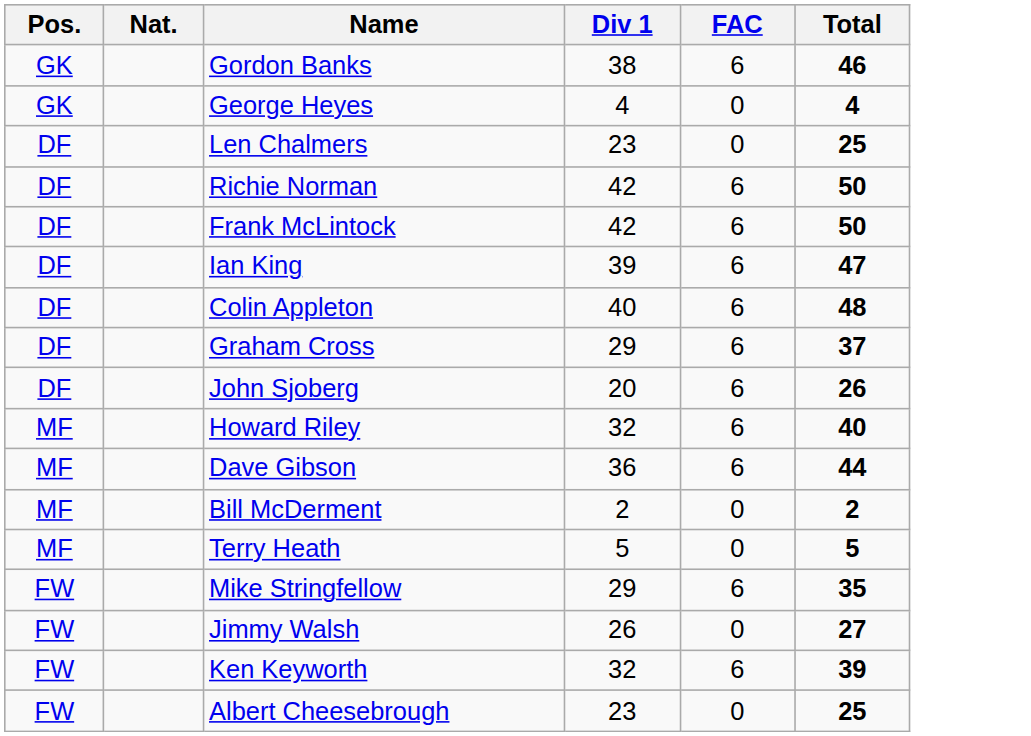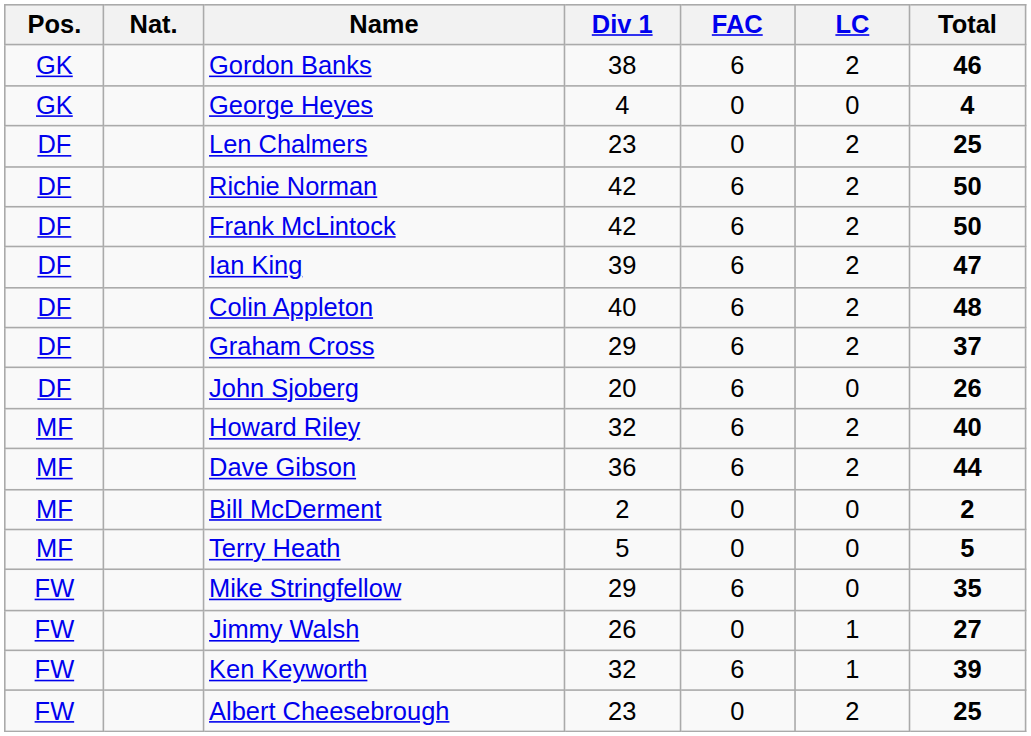+ column: (852, 24)
